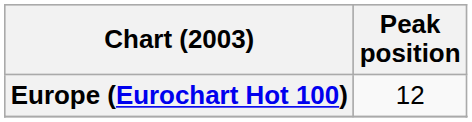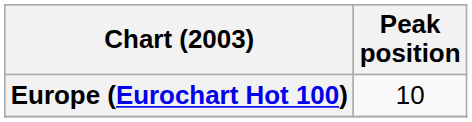(410, 95) 12 -> (410, 95) 10
